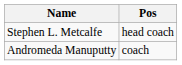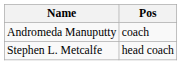rows swapped: (55, 32) <-> (62, 50)
